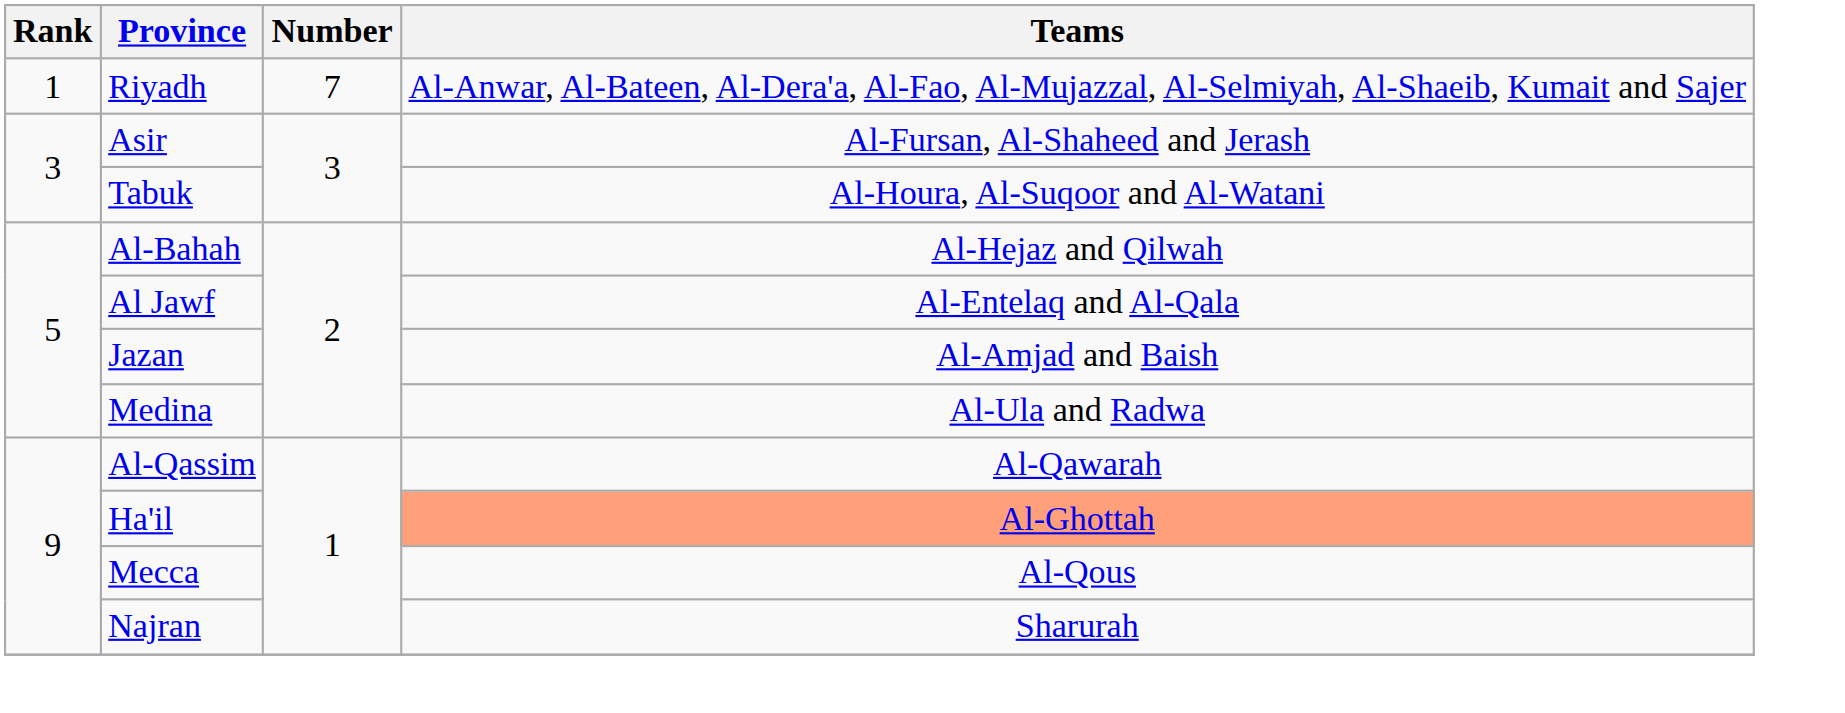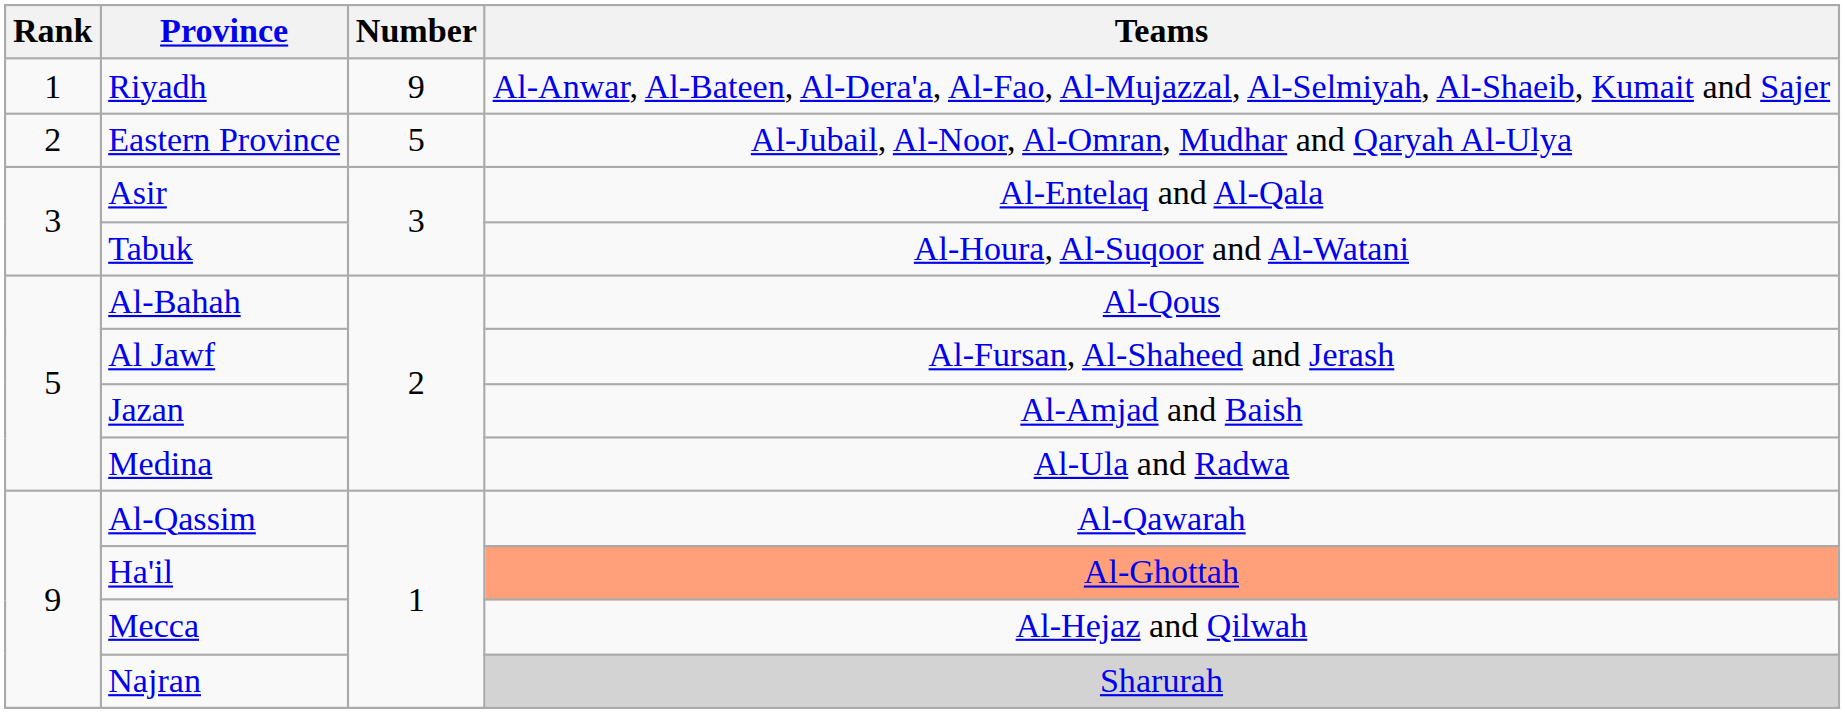(332, 85) 7 -> (416, 85) 9
+ row: (224, 139)
(1077, 139) Al-Fursan, Al-Shaheed and Jerash -> (1161, 193) Al-Entelaq and Al-Qala
(1077, 247) Al-Hejaz and Qilwah -> (1161, 301) Al-Qous
(1077, 301) Al-Entelaq and Al-Qala -> (1161, 355) Al-Fursan, Al-Shaheed and Jerash
(1077, 572) Al-Qous -> (1161, 626) Al-Hejaz and Qilwah
(1077, 626) no background -> (1161, 680) lightgrey background
